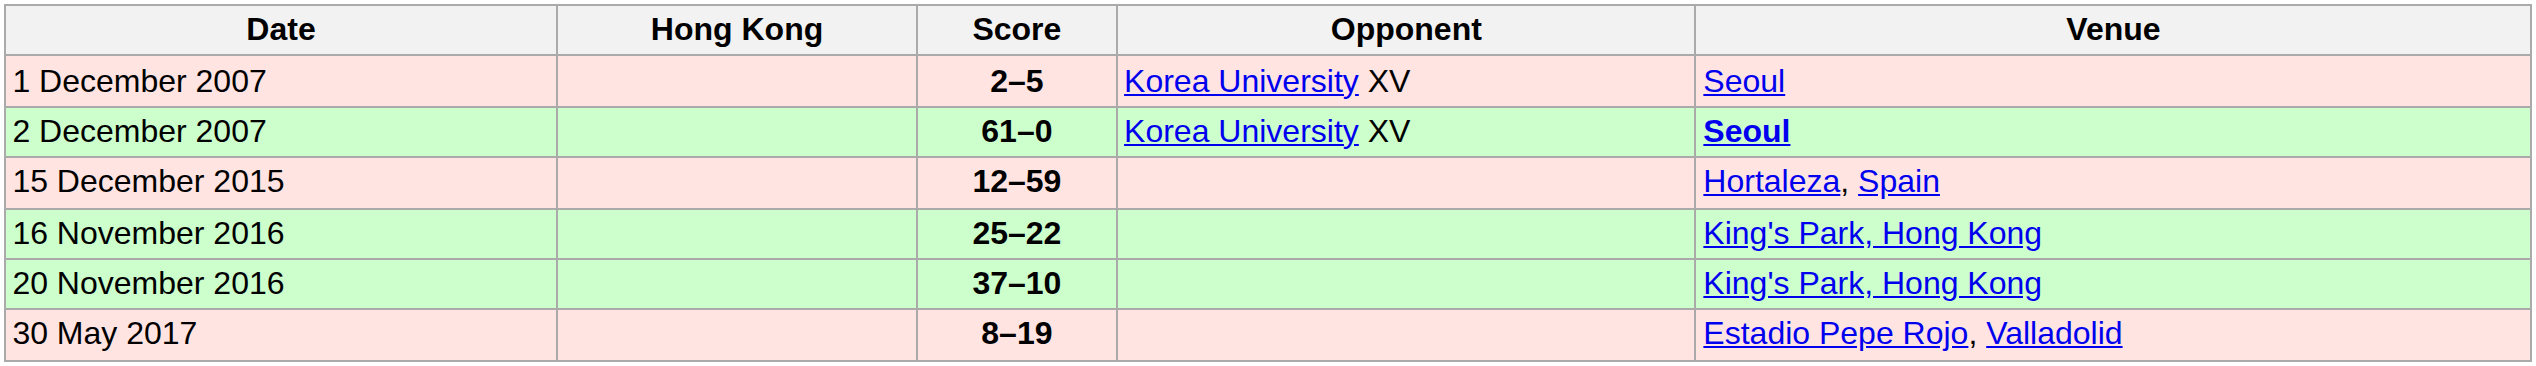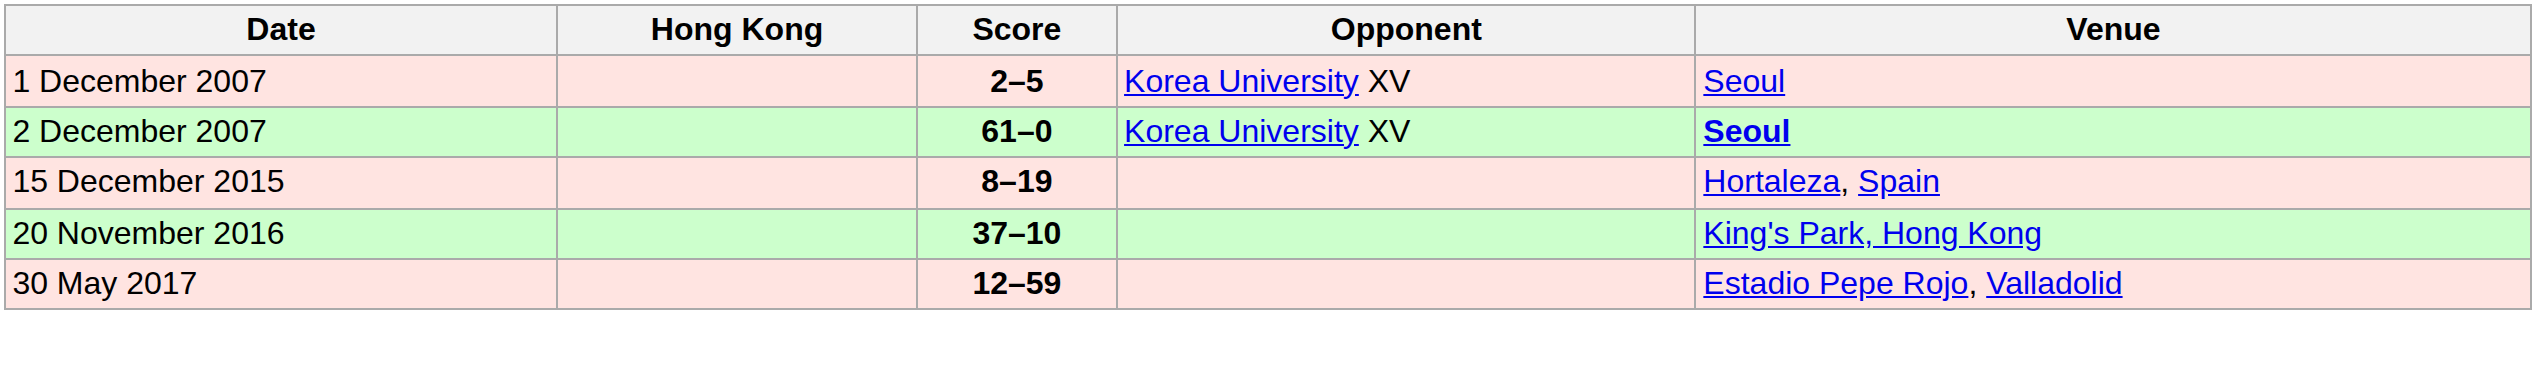(1017, 182) 12–59 -> (1017, 182) 8–19
- row: (148, 232)
(1017, 334) 8–19 -> (1017, 283) 12–59
